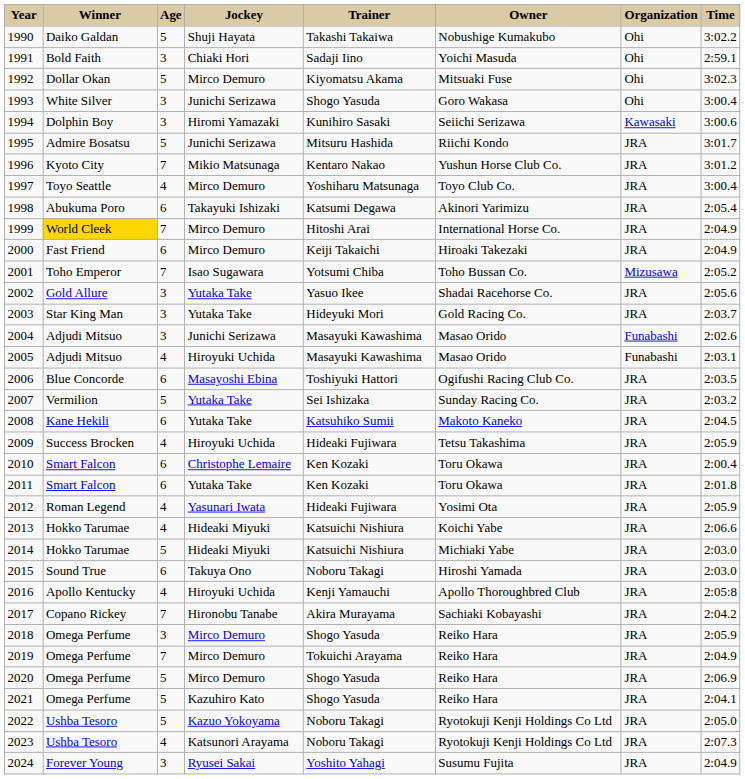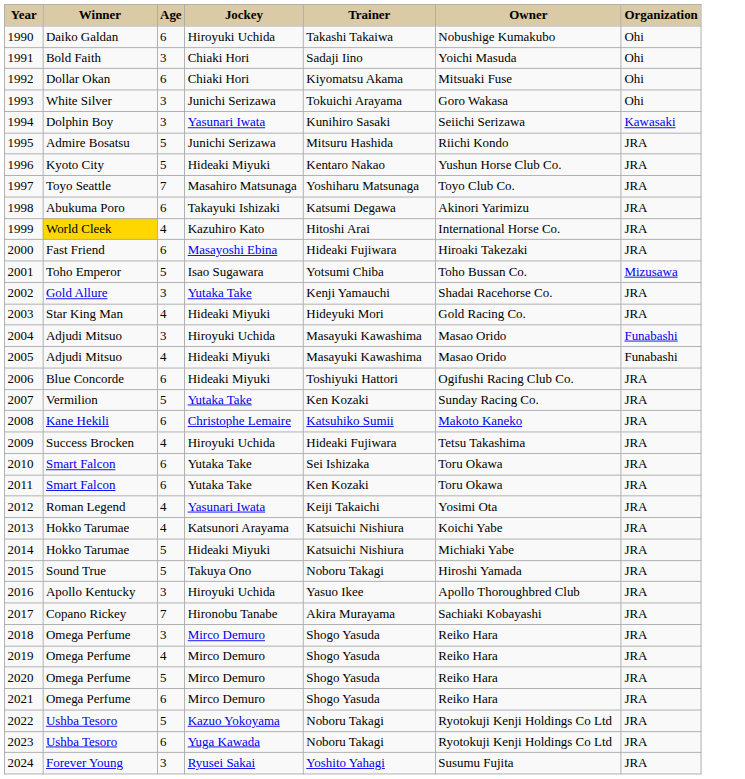- column: (720, 15)
(163, 36) 5 -> (163, 36) 6
(221, 36) Shuji Hayata -> (231, 36) Hiroyuki Uchida
(163, 79) 5 -> (163, 79) 6
(226, 79) Mirco Demuro -> (218, 79) Chiaki Hori
(343, 101) Shogo Yasuda -> (354, 101) Tokuichi Arayama
(233, 122) Hiromi Yamazaki -> (226, 122) Yasunari Iwata
(163, 165) 7 -> (163, 165) 5
(234, 165) Mikio Matsunaga -> (229, 165) Hideaki Miyuki
(163, 186) 4 -> (163, 186) 7
(226, 186) Mirco Demuro -> (242, 186) Masahiro Matsunaga
(163, 229) 7 -> (163, 229) 4
(226, 229) Mirco Demuro -> (226, 229) Kazuhiro Kato
(226, 250) Mirco Demuro -> (232, 250) Masayoshi Ebina
(343, 250) Keiji Takaichi -> (351, 250) Hideaki Fujiwara
(163, 272) 7 -> (163, 272) 5
(335, 293) Yasuo Ikee -> (348, 293) Kenji Yamauchi
(163, 314) 3 -> (163, 314) 4
(220, 314) Yutaka Take -> (229, 314) Hideaki Miyuki
(232, 336) Junichi Serizawa -> (231, 336) Hiroyuki Uchida
(231, 357) Hiroyuki Uchida -> (229, 357) Hideaki Miyuki
(232, 378) Masayoshi Ebina -> (229, 378) Hideaki Miyuki
(338, 400) Sei Ishizaka -> (337, 400) Ken Kozaki
(220, 421) Yutaka Take -> (239, 421) Christophe Lemaire
(239, 464) Christophe Lemaire -> (220, 464) Yutaka Take
(337, 464) Ken Kozaki -> (338, 464) Sei Ishizaka
(351, 507) Hideaki Fujiwara -> (343, 507) Keiji Takaichi
(229, 528) Hideaki Miyuki -> (238, 528) Katsunori Arayama
(163, 571) 6 -> (163, 571) 5
(163, 592) 4 -> (163, 592) 3
(348, 592) Kenji Yamauchi -> (335, 592) Yasuo Ikee
(163, 656) 7 -> (163, 656) 4
(354, 656) Tokuichi Arayama -> (343, 656) Shogo Yasuda
(163, 699) 5 -> (163, 699) 6
(226, 699) Kazuhiro Kato -> (226, 699) Mirco Demuro
(163, 742) 4 -> (163, 742) 6
(238, 742) Katsunori Arayama -> (224, 742) Yuga Kawada
